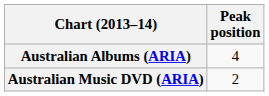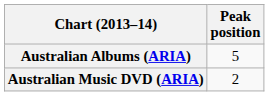(235, 56) 4 -> (235, 56) 5
